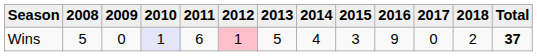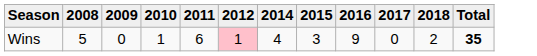- column: (277, 16)
(161, 39) lavender background -> (161, 39) no background
(512, 39) 37 -> (473, 39) 35
